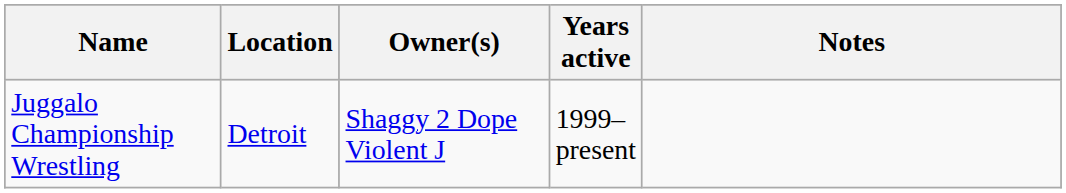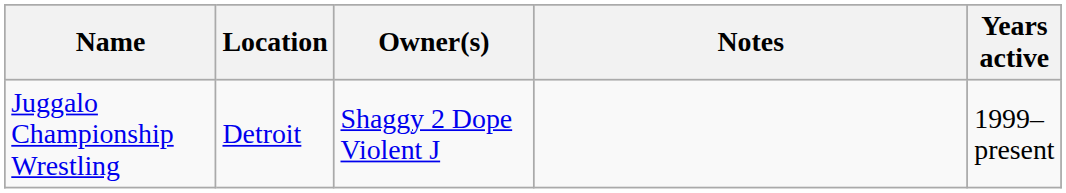columns swapped: (596, 42) <-> (852, 42)
